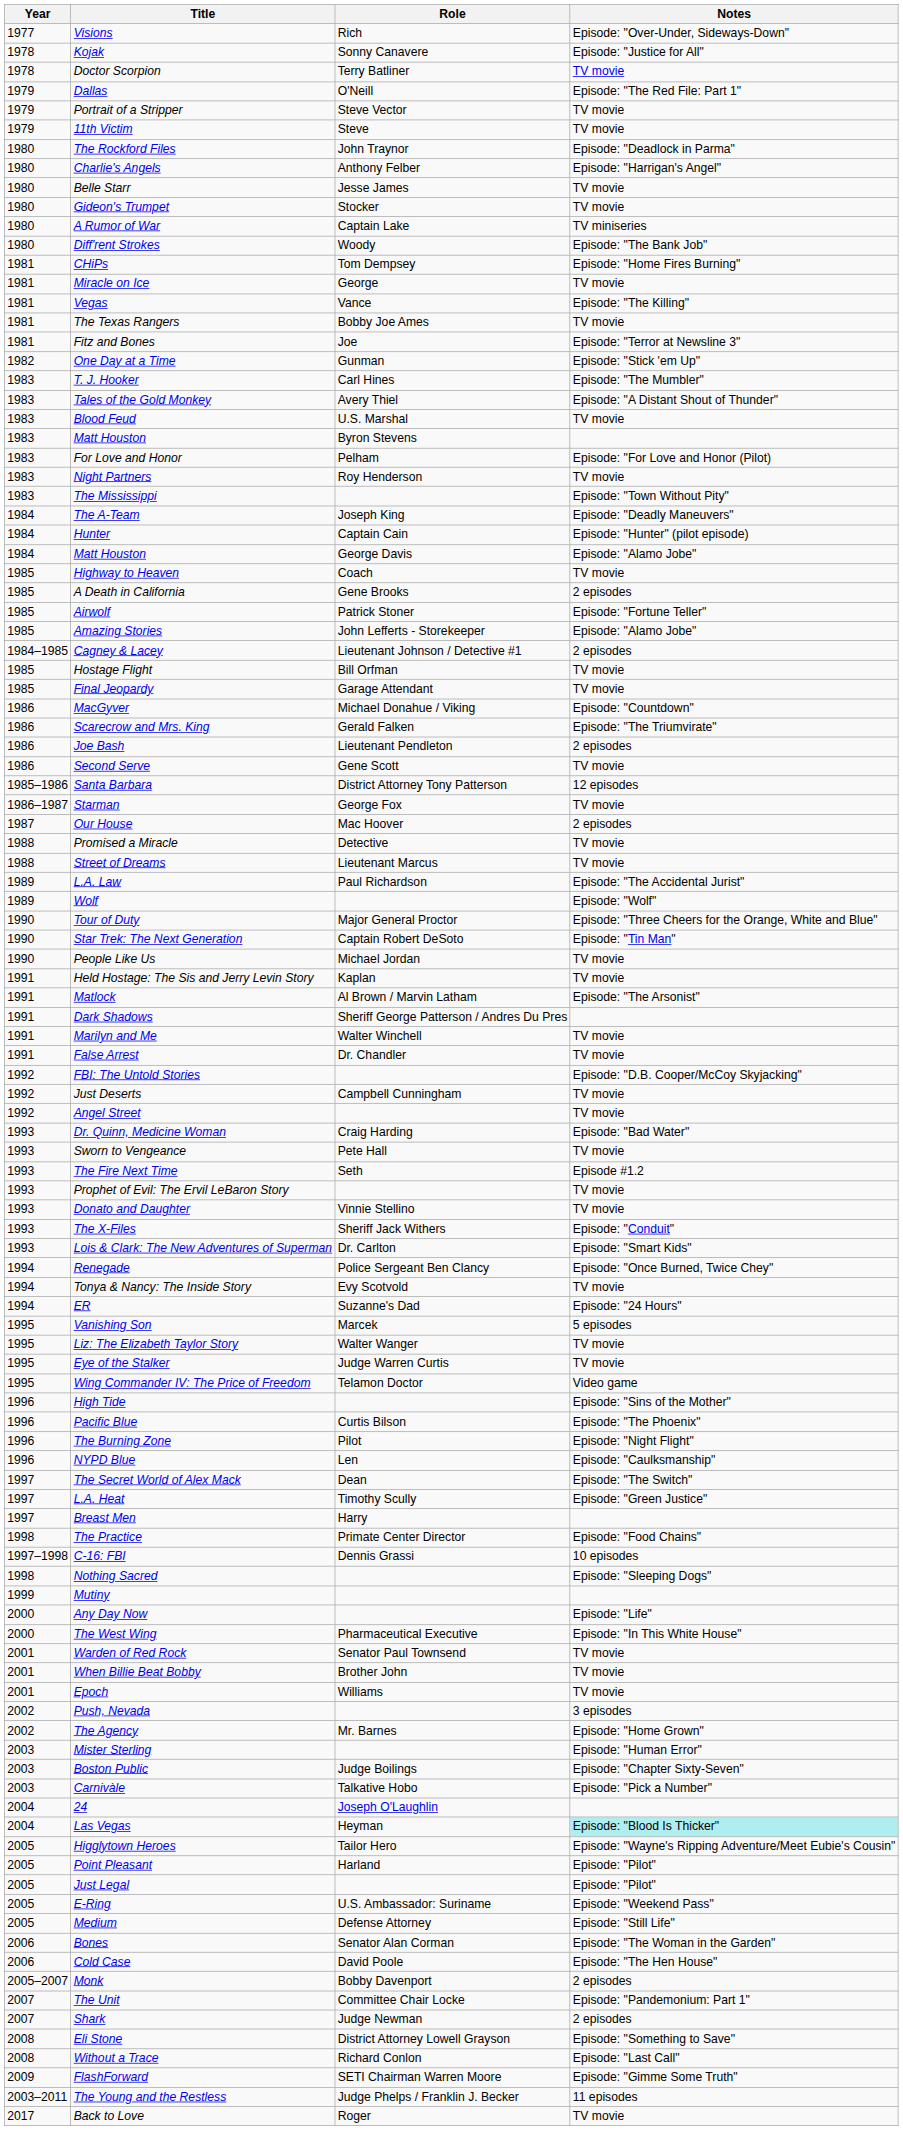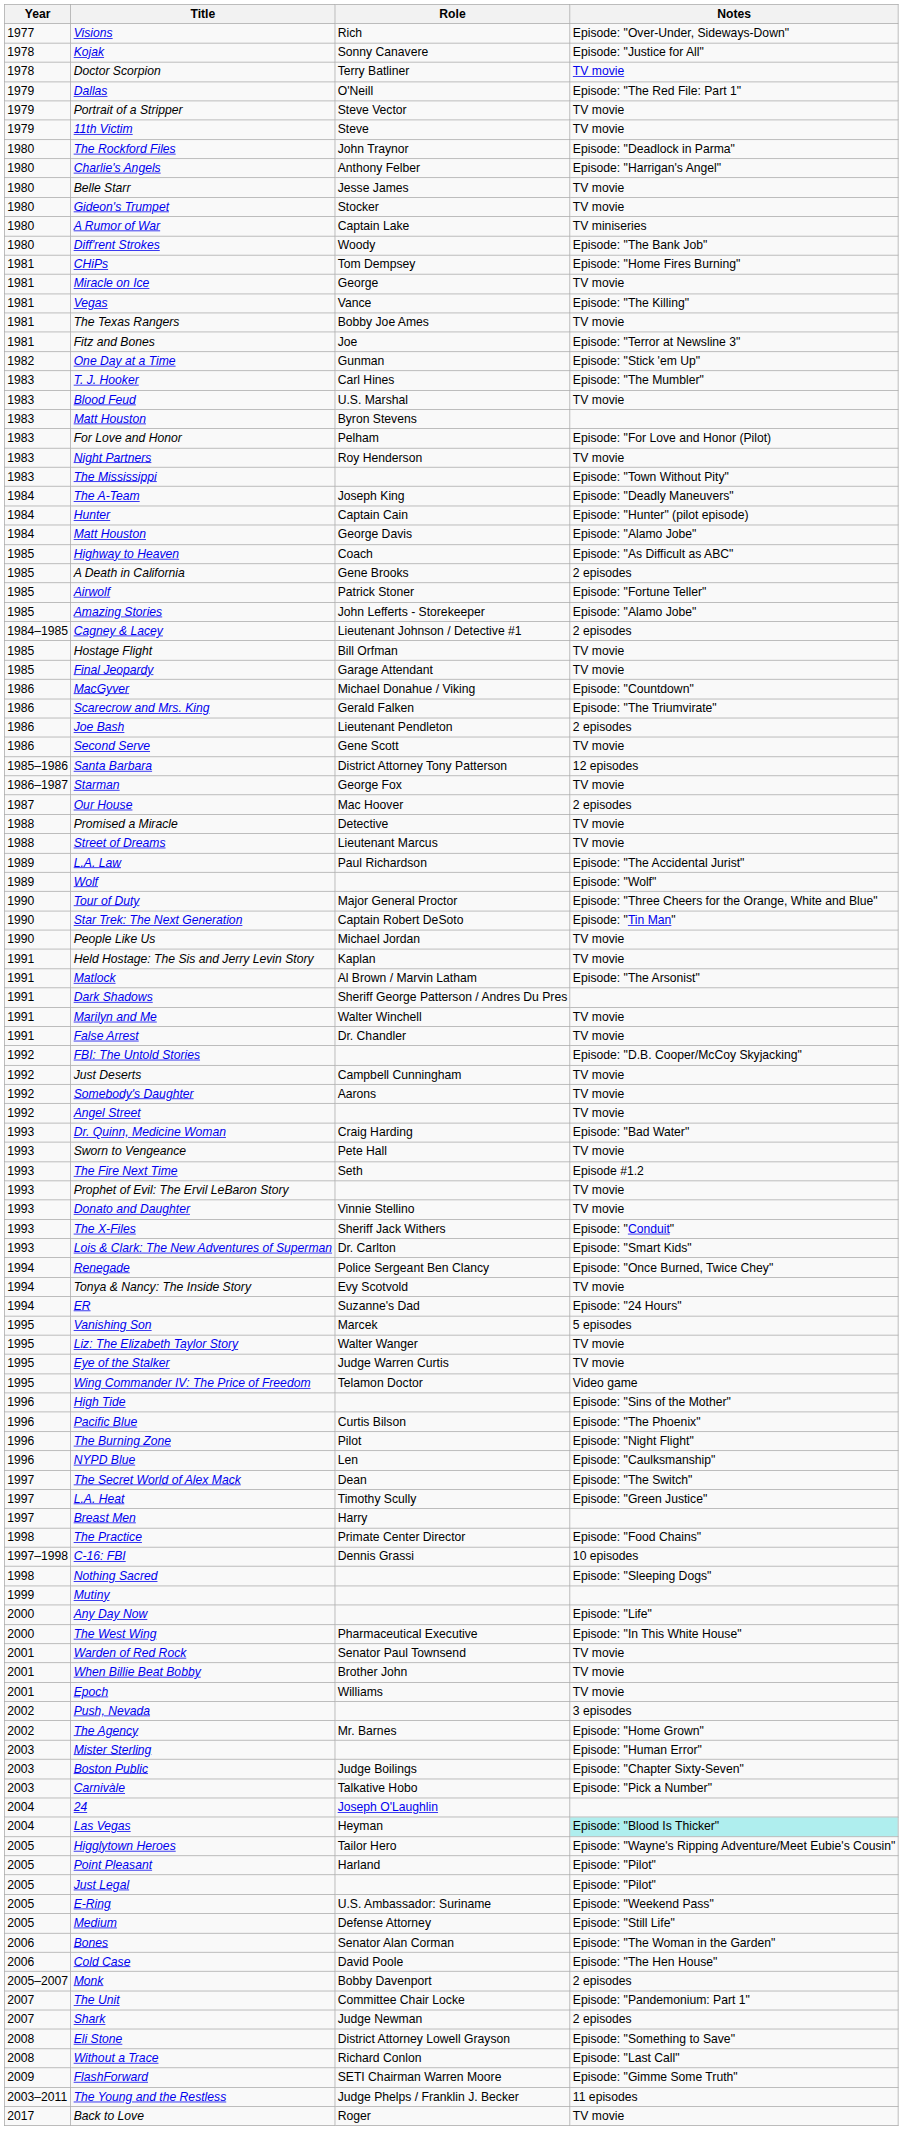- row: (142, 399)
(599, 573) TV movie -> (653, 554) Episode: "As Difficult as ABC"
+ row: (134, 1094)
